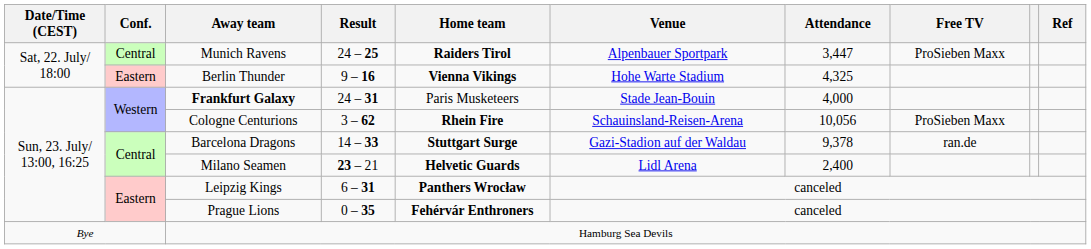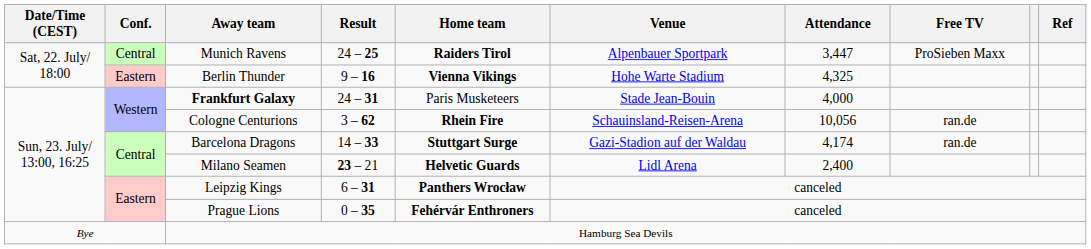(960, 121) ProSieben Maxx -> (960, 121) ran.de
(838, 143) 9,378 -> (838, 143) 4,174
